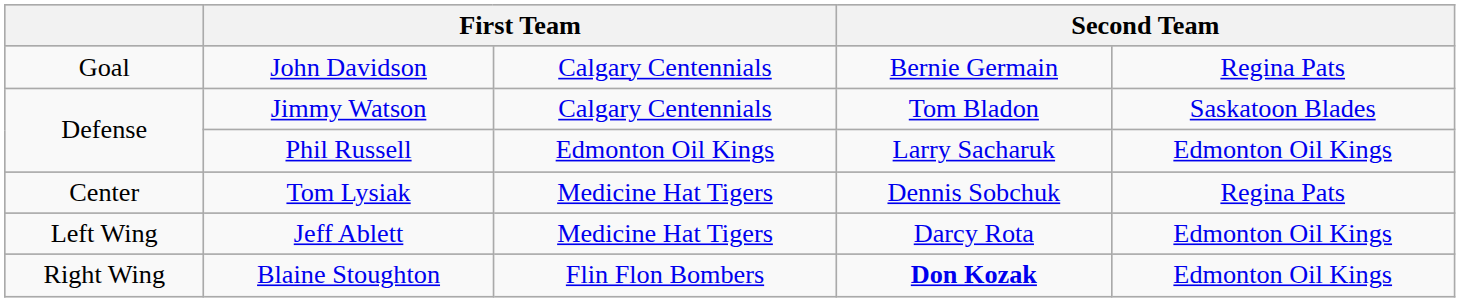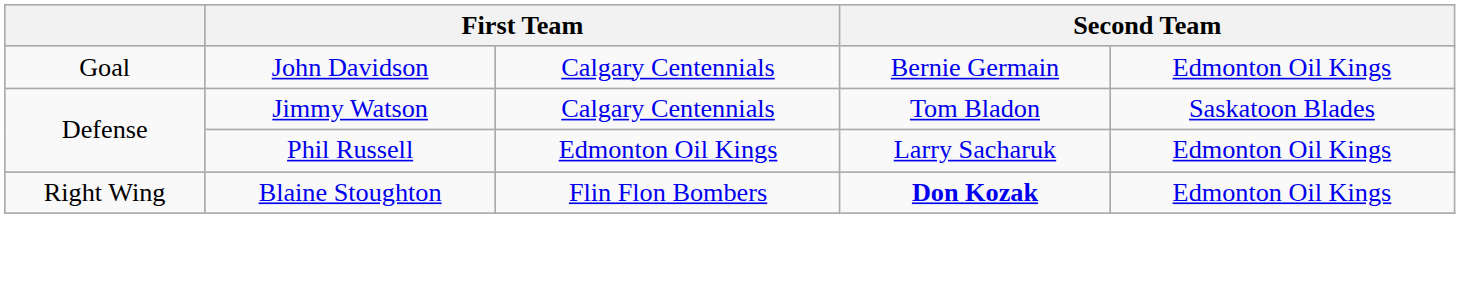(1283, 66) Regina Pats -> (1282, 66) Edmonton Oil Kings
- row: (349, 191)
- row: (349, 233)
